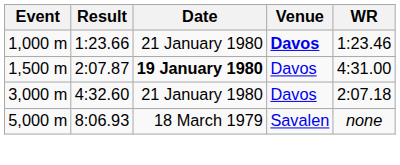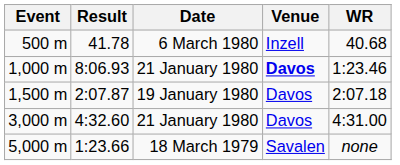+ row: (45, 43)
(102, 43) 1:23.66 -> (102, 69) 8:06.93
(200, 69) bold -> (198, 95) normal
(364, 69) 4:31.00 -> (360, 95) 2:07.18
(364, 95) 2:07.18 -> (360, 120) 4:31.00
(102, 120) 8:06.93 -> (102, 146) 1:23.66
